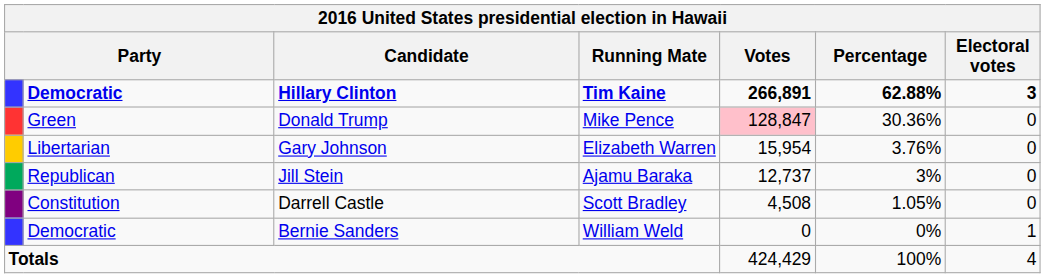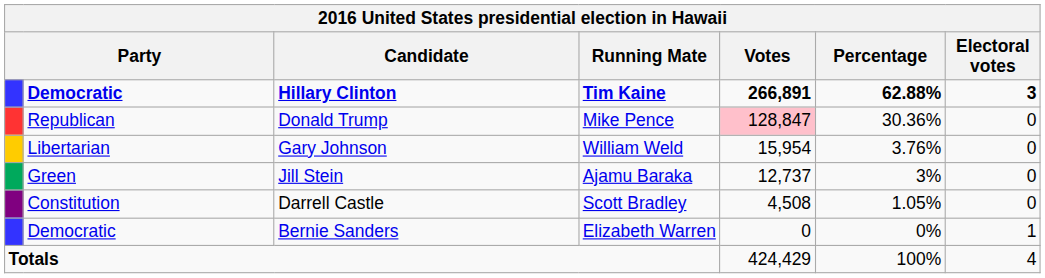(52, 120) Green -> (71, 120) Republican
(649, 148) Elizabeth Warren -> (633, 148) William Weld
(71, 176) Republican -> (52, 176) Green
(633, 231) William Weld -> (649, 231) Elizabeth Warren
